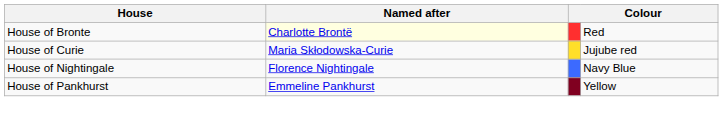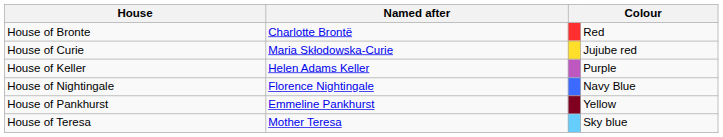(310, 31) lightyellow background -> (310, 31) no background
+ row: (47, 68)
+ row: (49, 123)
